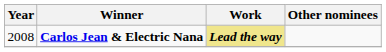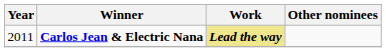(21, 36) 2008 -> (21, 36) 2011
